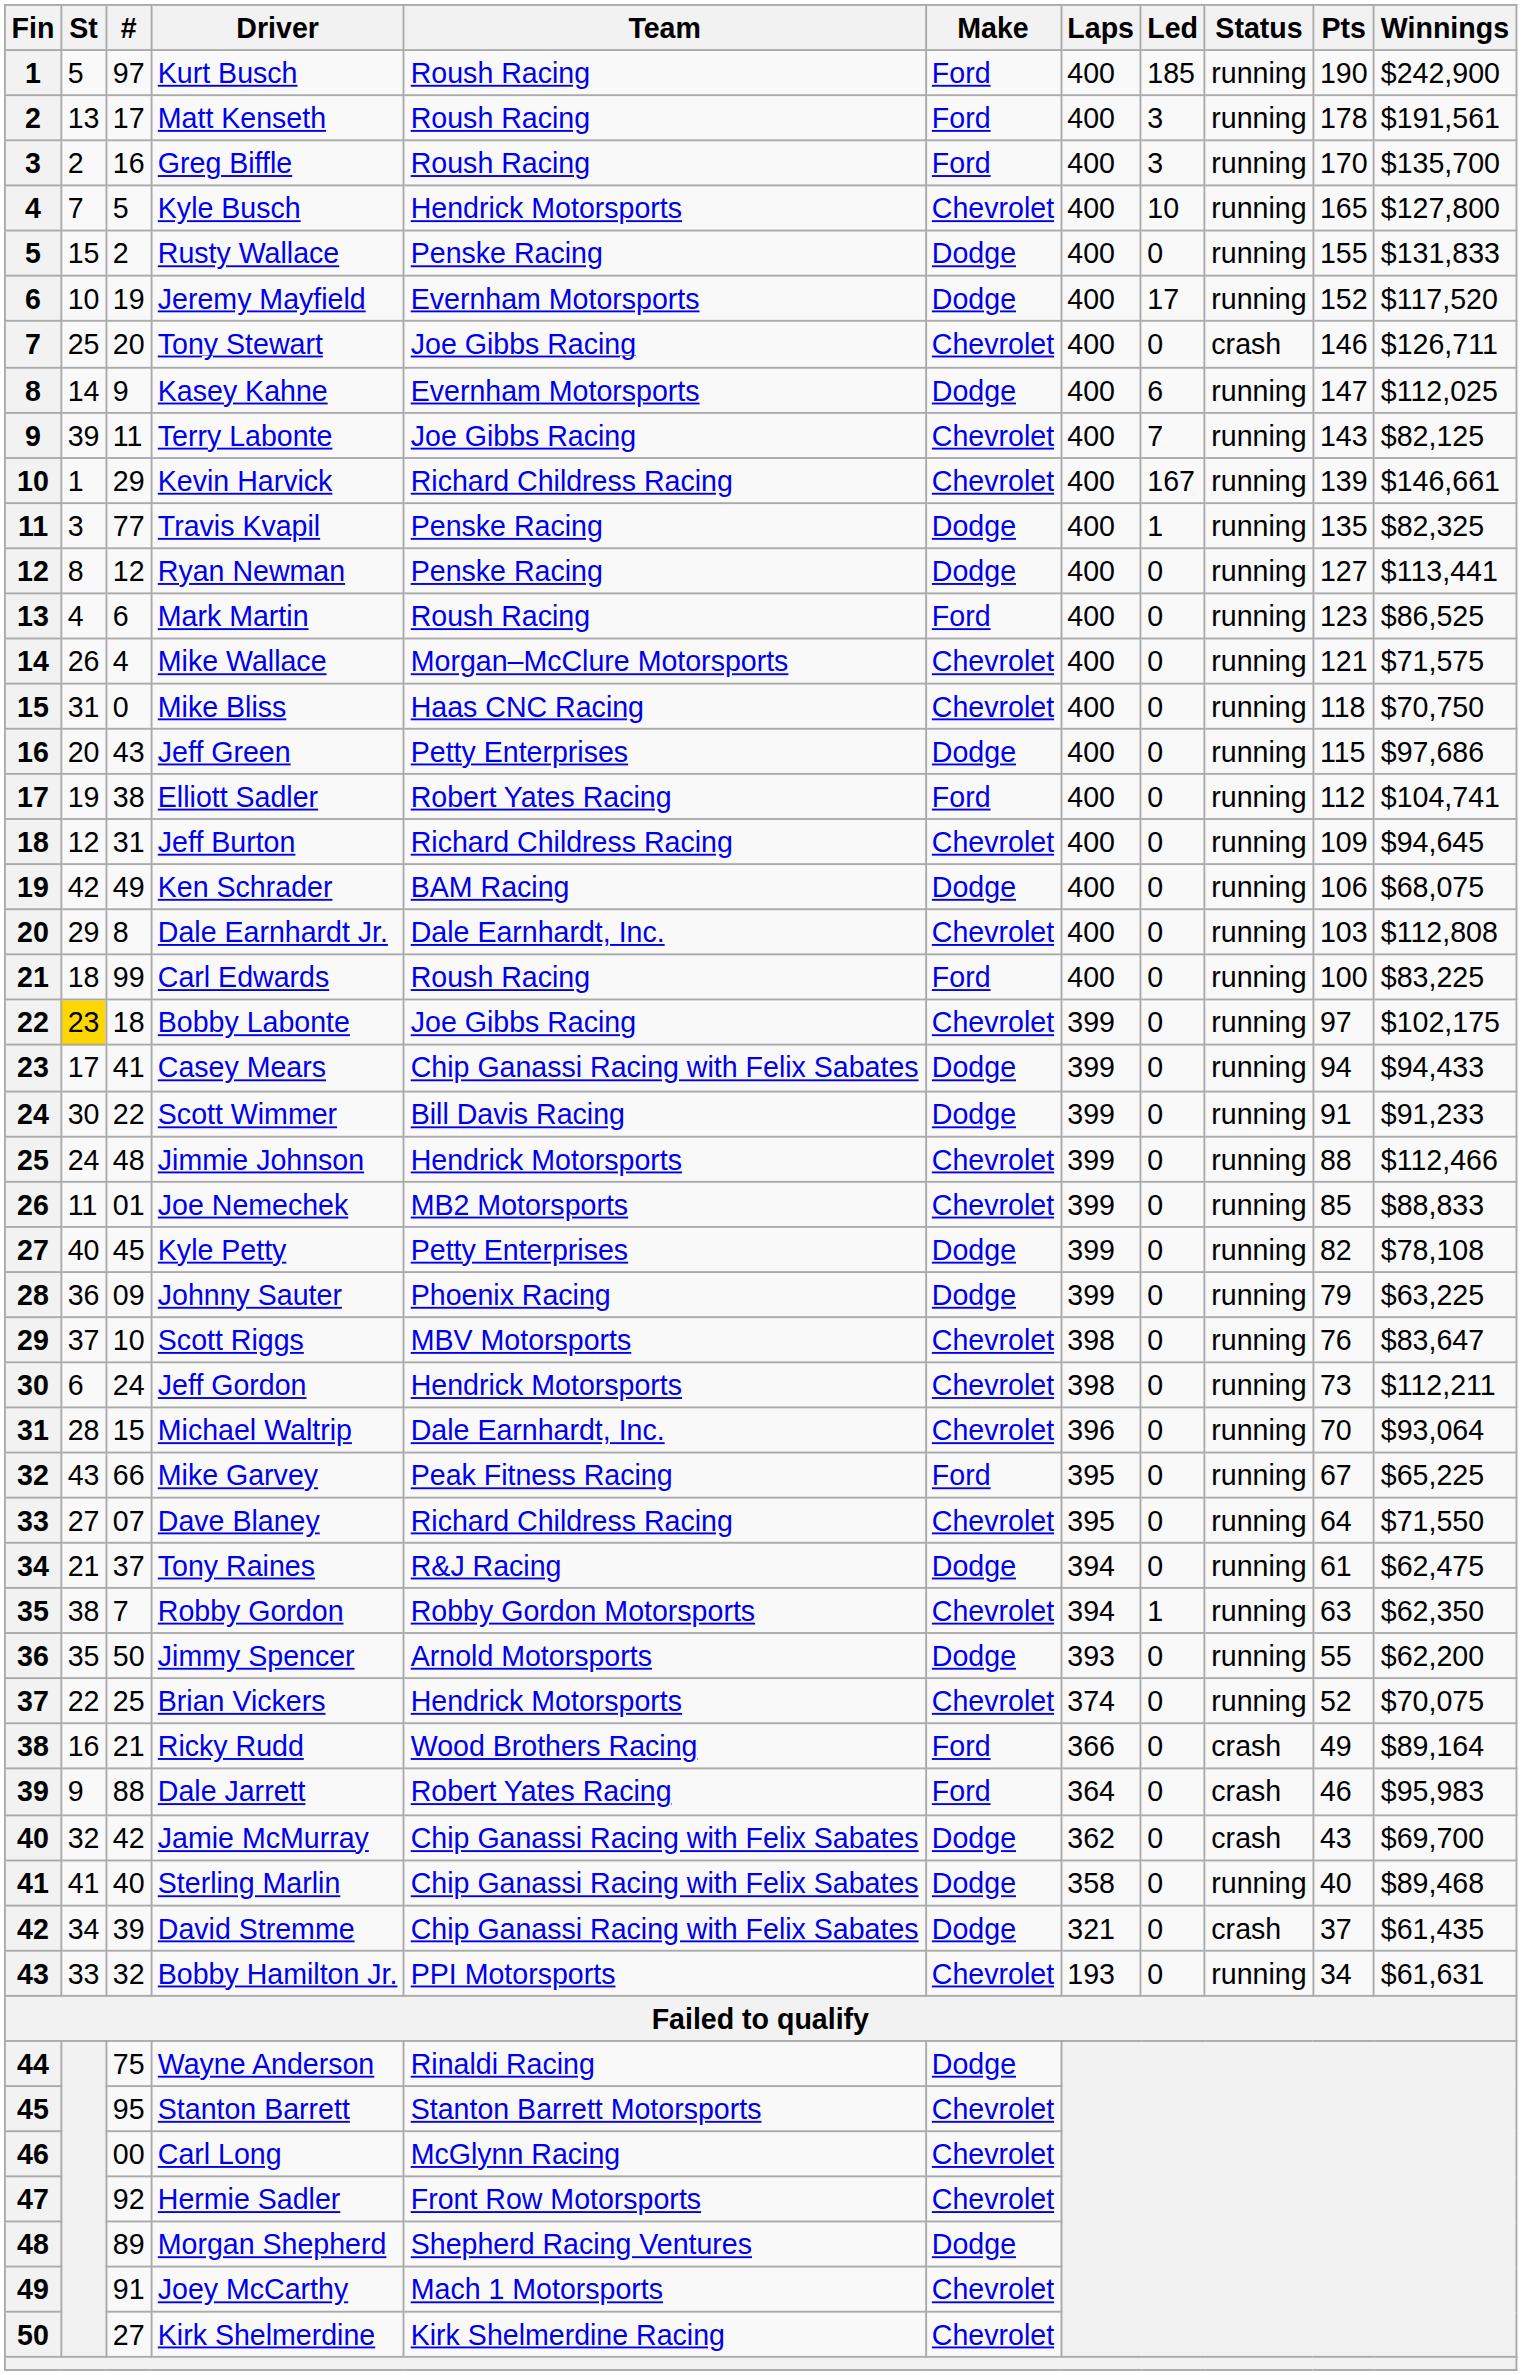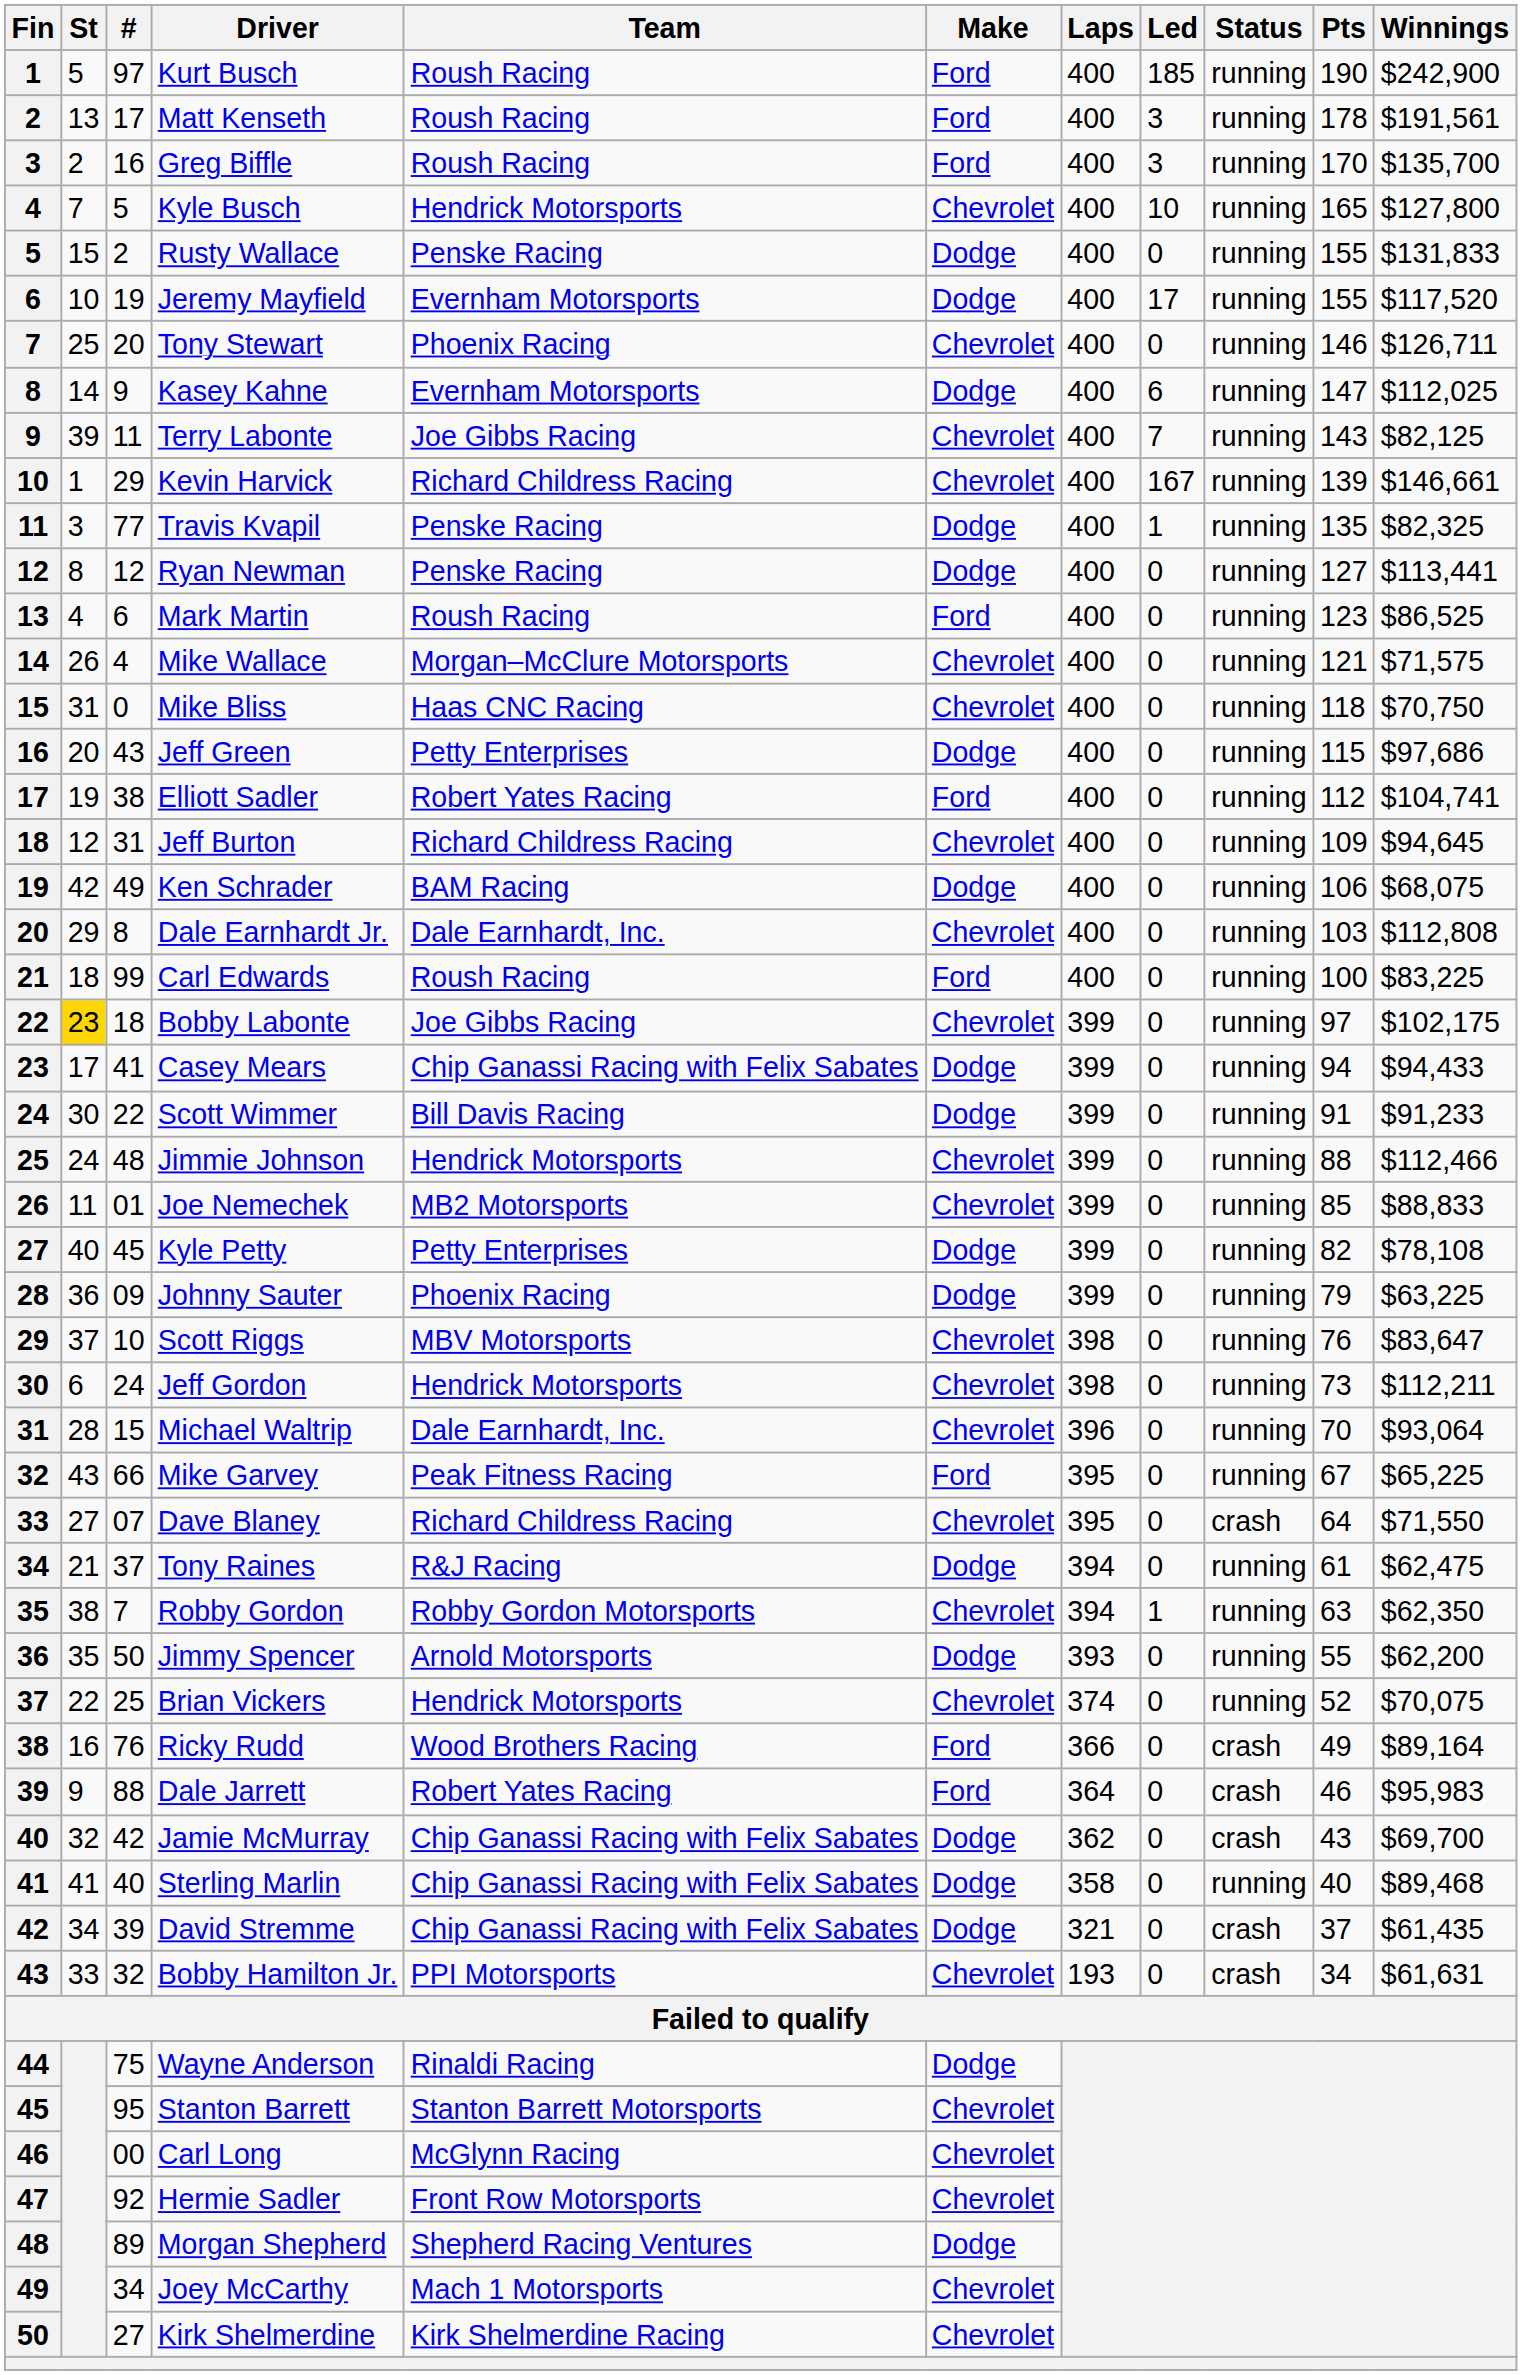(1344, 299) 152 -> (1344, 299) 155
(523, 344) Joe Gibbs Racing -> (511, 344) Phoenix Racing
(1246, 344) crash -> (1259, 344) running
(1259, 1521) running -> (1246, 1521) crash
(129, 1747) 21 -> (129, 1747) 76
(1259, 1973) running -> (1246, 1973) crash
(129, 2290) 91 -> (129, 2290) 34
